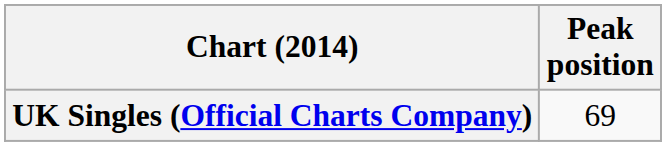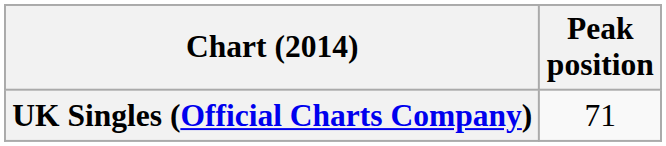(600, 114) 69 -> (600, 114) 71
